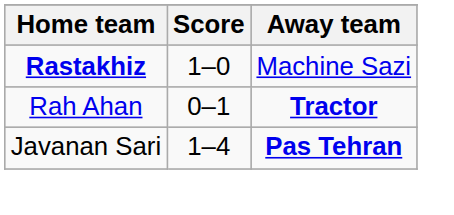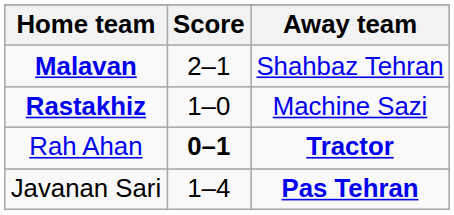+ row: (86, 65)
(209, 106) normal -> (209, 147) bold
